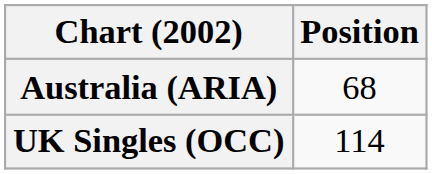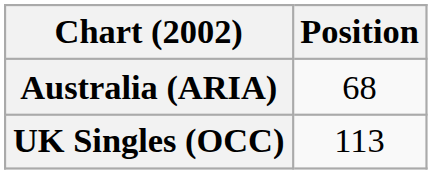(360, 140) 114 -> (360, 140) 113
